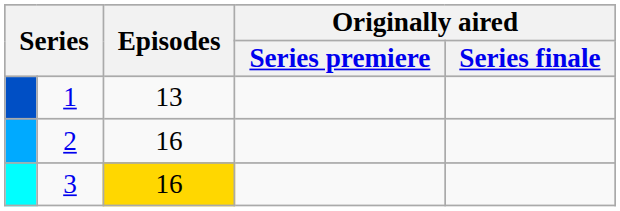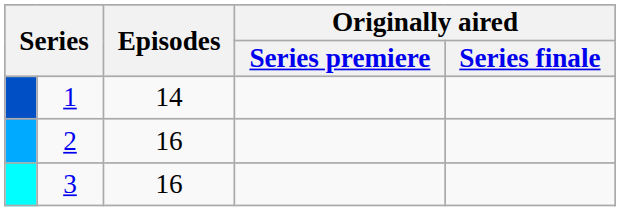(169, 97) 13 -> (169, 97) 14
(169, 183) gold background -> (169, 183) no background
